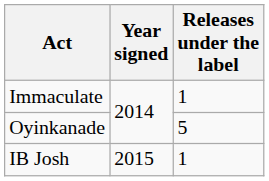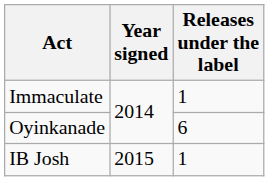(182, 127) 5 -> (182, 127) 6
